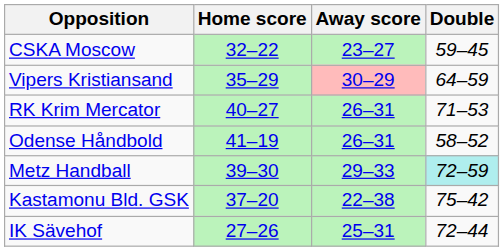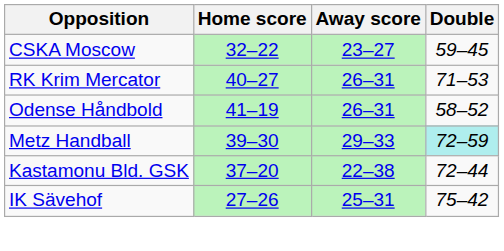- row: (91, 79)
(462, 200) 75–42 -> (462, 170) 72–44
(462, 230) 72–44 -> (462, 200) 75–42
